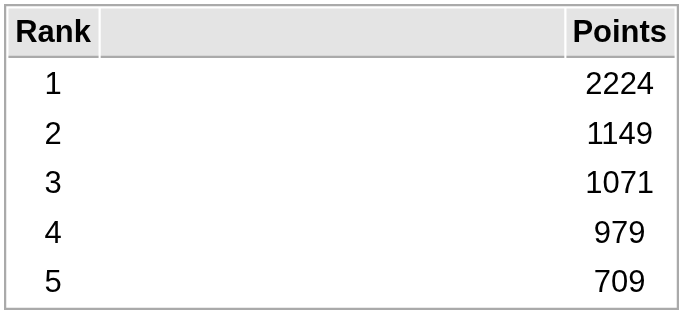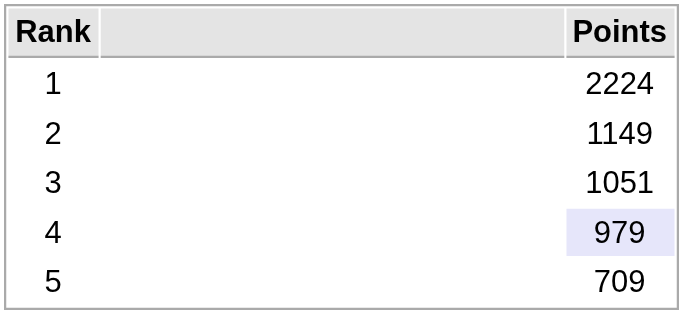(620, 183) 1071 -> (620, 183) 1051
(620, 232) no background -> (620, 232) lavender background
